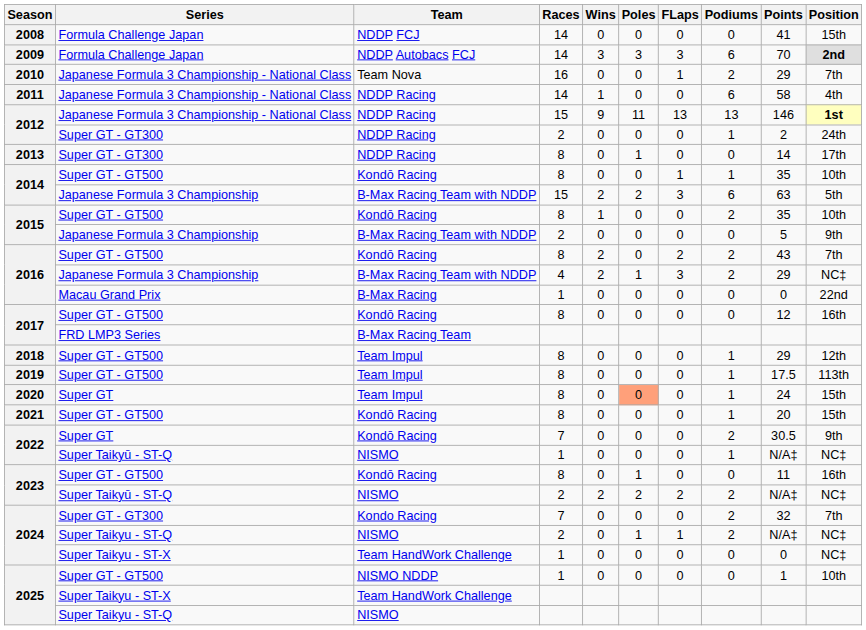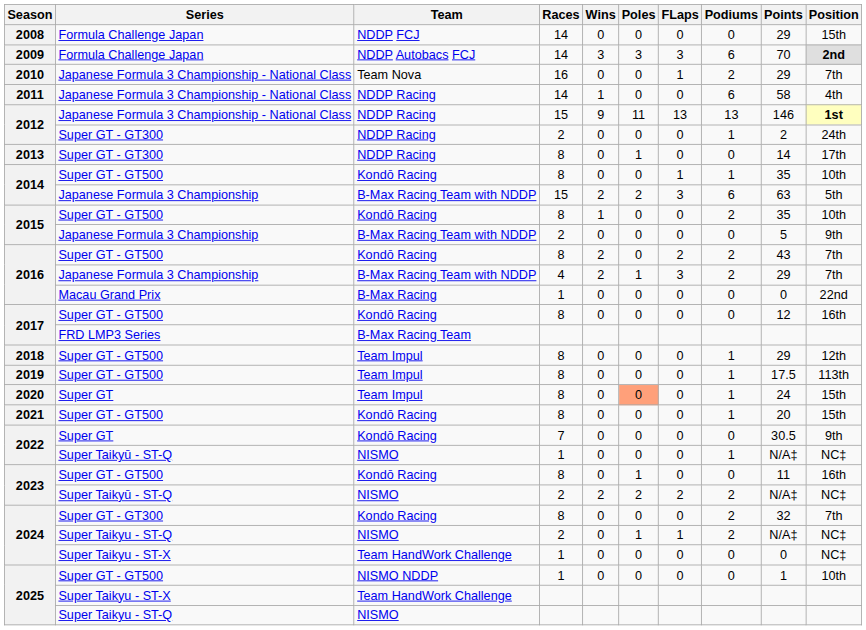(783, 35) 41 -> (783, 35) 29
(834, 275) NC‡ -> (834, 275) 7th
(731, 435) 2 -> (731, 435) 0
(561, 515) 7 -> (561, 515) 8
